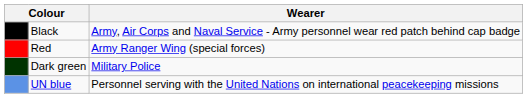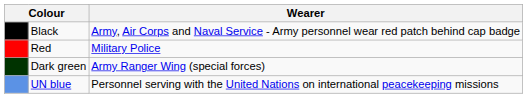(178, 48) Army Ranger Wing (special forces) -> (126, 48) Military Police
(126, 66) Military Police -> (178, 66) Army Ranger Wing (special forces)
